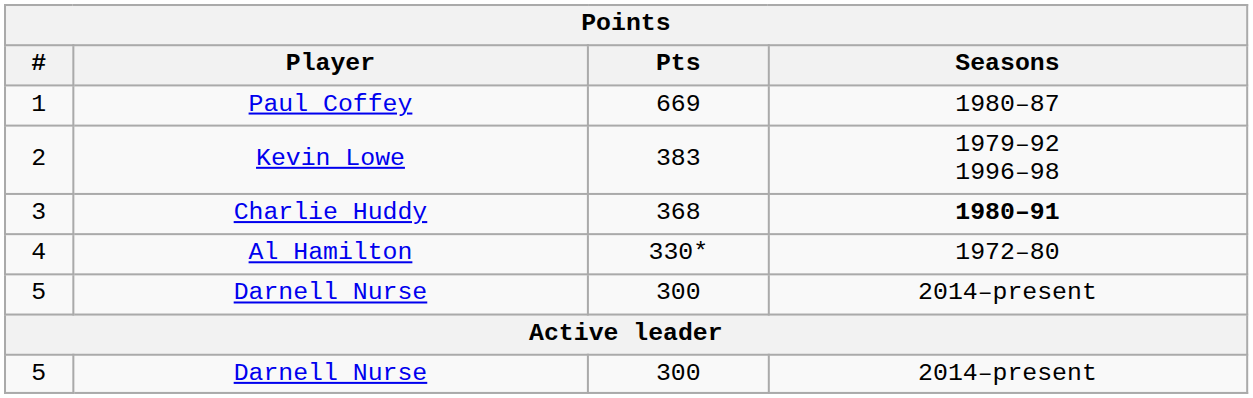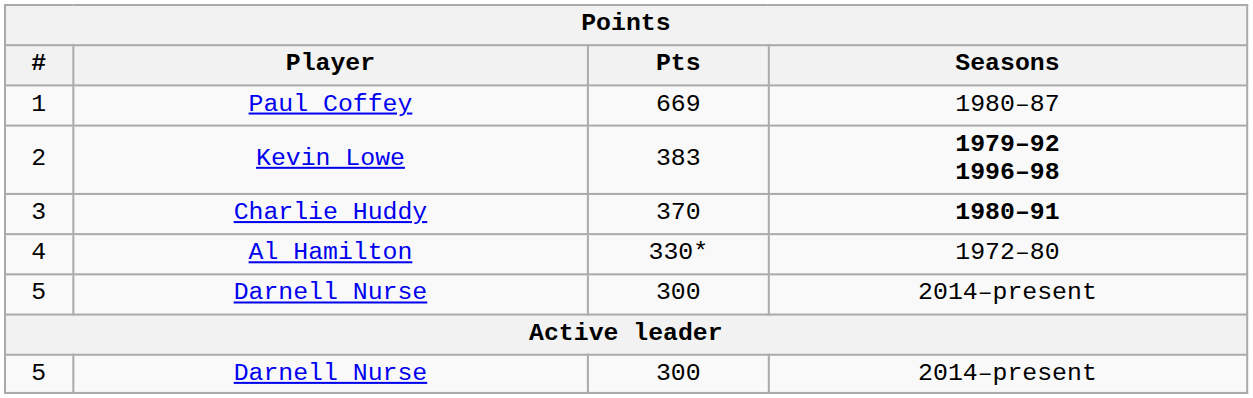(1007, 160) normal -> (1007, 160) bold
(678, 214) 368 -> (678, 214) 370
